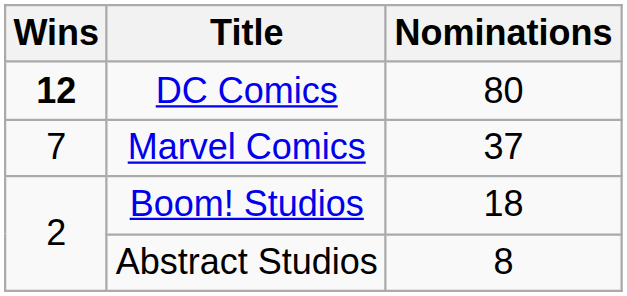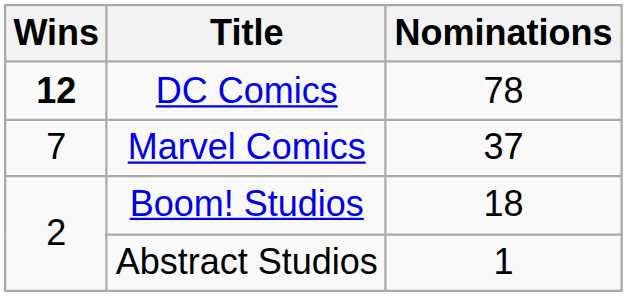(503, 90) 80 -> (503, 90) 78
(503, 261) 8 -> (503, 261) 1
